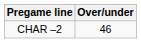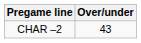(106, 29) 46 -> (106, 29) 43
